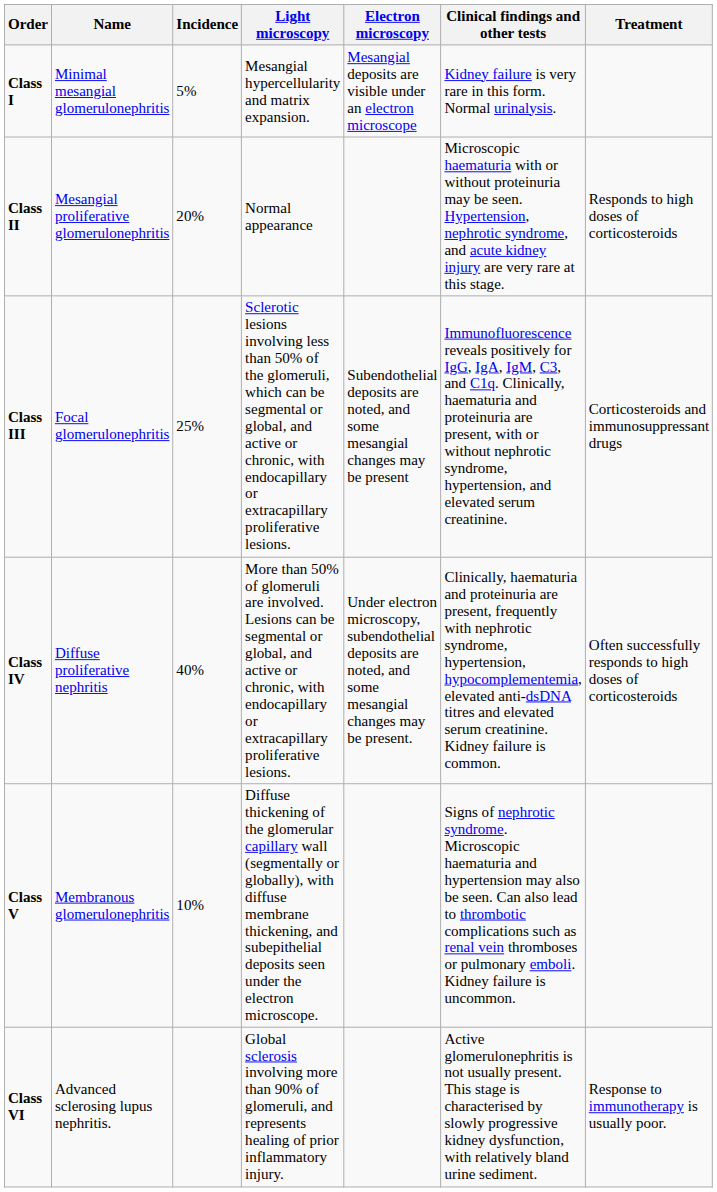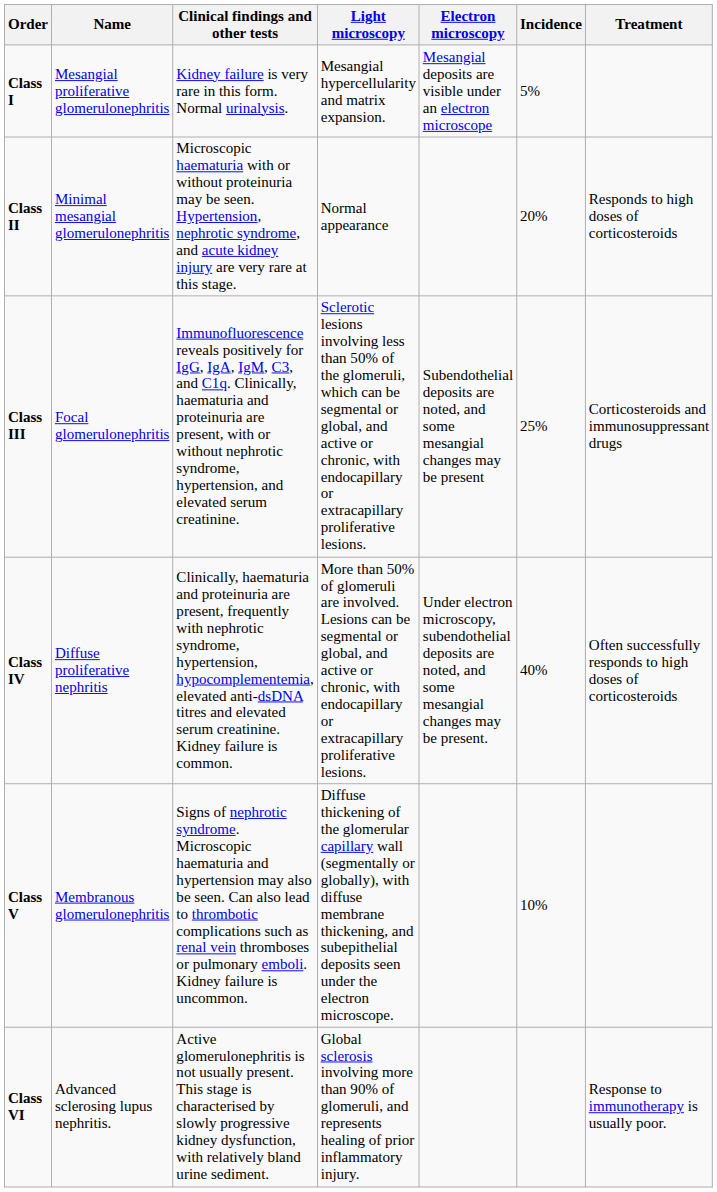columns swapped: (207, 24) <-> (513, 24)
(112, 91) Minimal mesangial glomerulonephritis -> (112, 91) Mesangial proliferative glomerulonephritis
(112, 216) Mesangial proliferative glomerulonephritis -> (112, 216) Minimal mesangial glomerulonephritis
